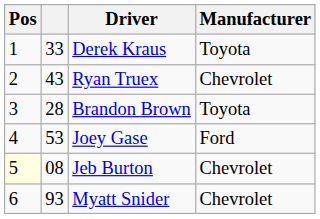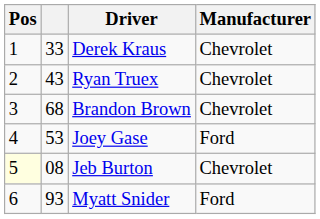(225, 48) Toyota -> (236, 48) Chevrolet
(54, 108) 28 -> (54, 108) 68
(225, 108) Toyota -> (236, 108) Chevrolet
(236, 197) Chevrolet -> (217, 197) Ford
